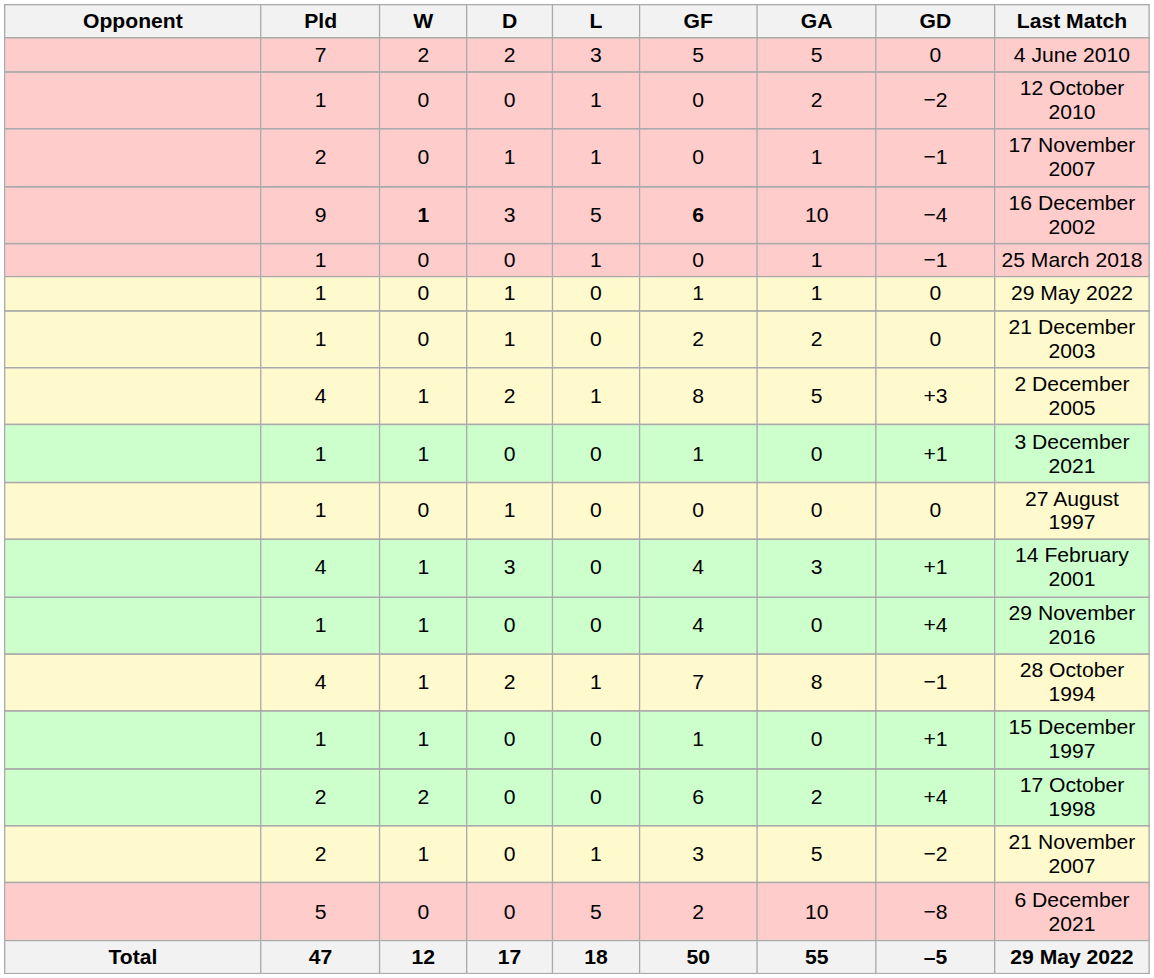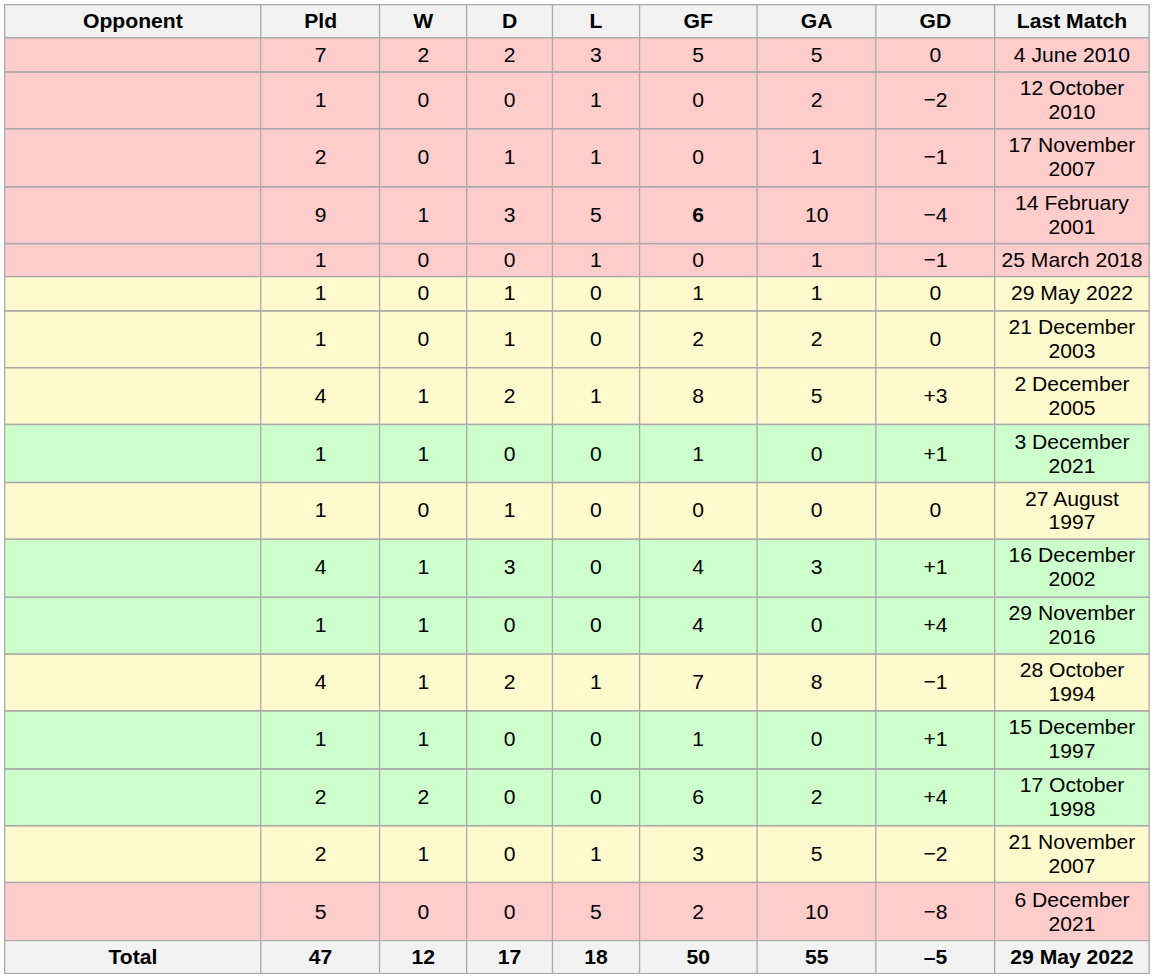(423, 214) bold -> (423, 214) normal
(1072, 214) 16 December 2002 -> (1072, 214) 14 February 2001
(1072, 567) 14 February 2001 -> (1072, 567) 16 December 2002
